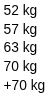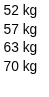- row: (24, 86)
